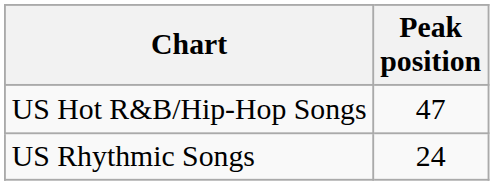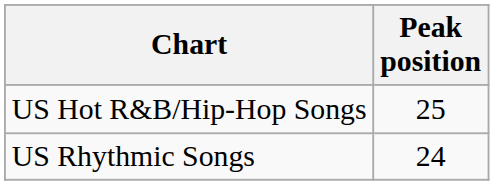(431, 108) 47 -> (431, 108) 25
